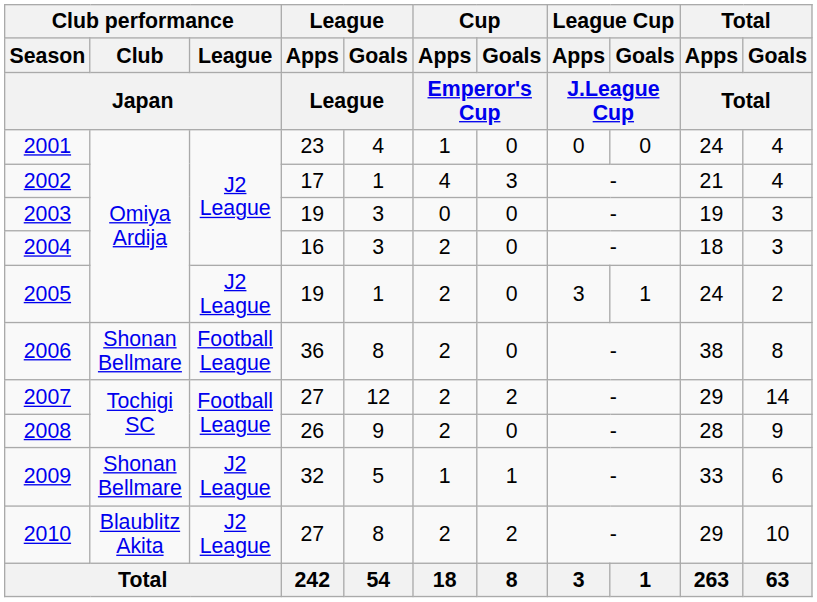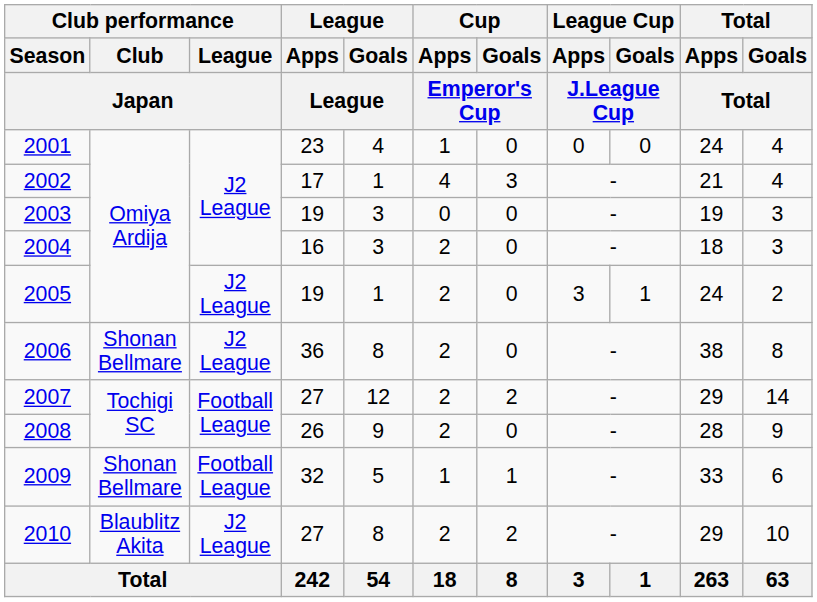(235, 351) Football League -> (235, 351) J2 League
(235, 476) J2 League -> (235, 476) Football League
